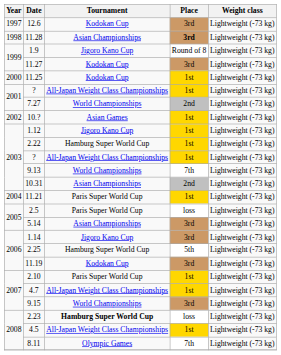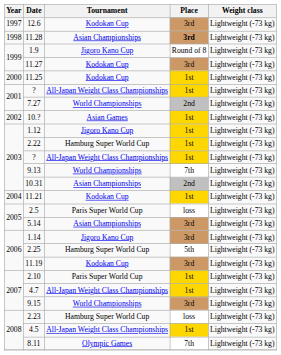(107, 197) Paris Super World Cup -> (107, 197) Kodokan Cup
(107, 317) bold -> (107, 317) normal
